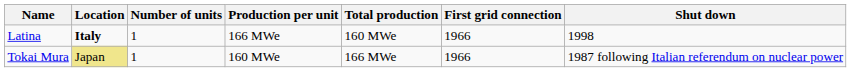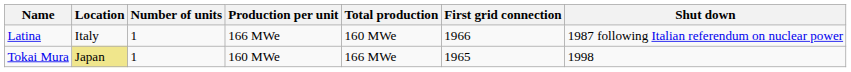(88, 35) bold -> (87, 35) normal
(581, 35) 1998 -> (705, 35) 1987 following Italian referendum on nuclear power
(457, 56) 1966 -> (457, 56) 1965
(705, 56) 1987 following Italian referendum on nuclear power -> (581, 56) 1998
